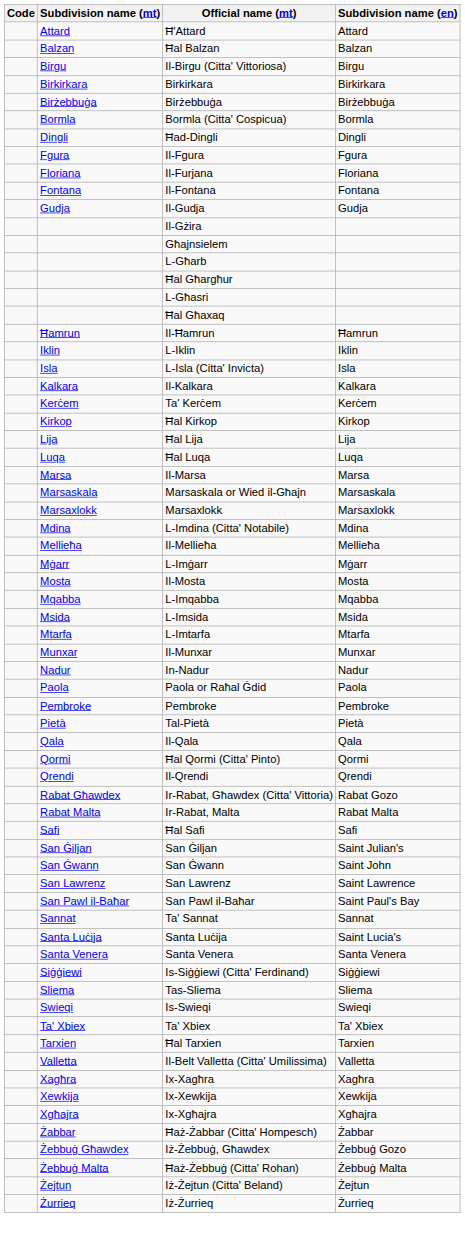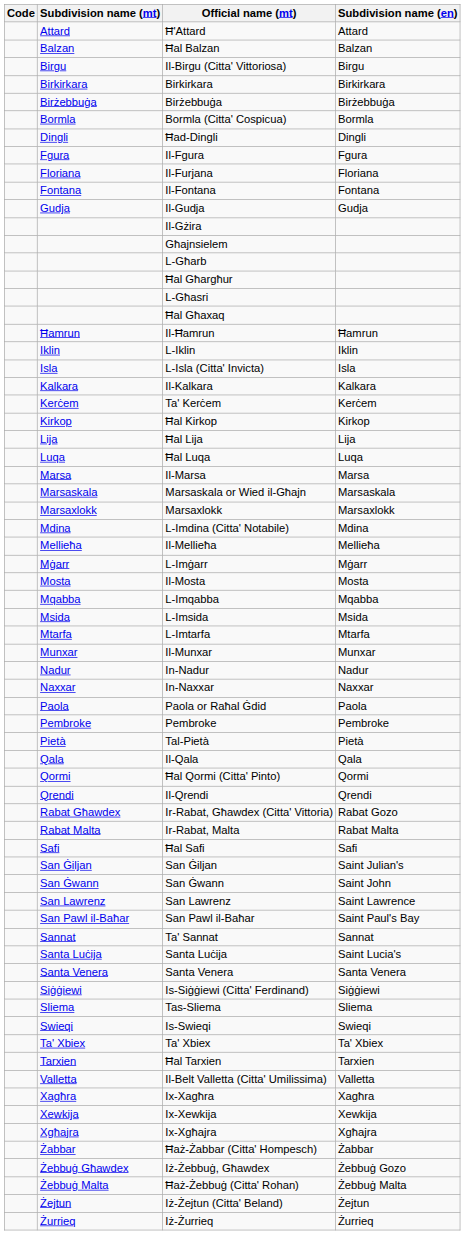+ row: (190, 688)
